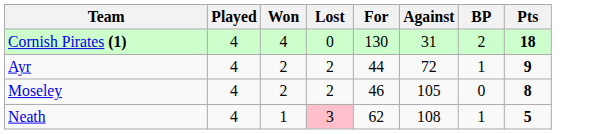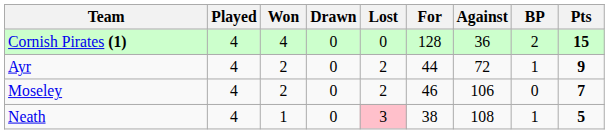+ column: (333, 16)
(376, 41) 130 -> (430, 41) 128
(429, 41) 31 -> (482, 41) 36
(528, 41) 18 -> (581, 41) 15
(429, 91) 105 -> (482, 91) 106
(528, 91) 8 -> (581, 91) 7
(376, 116) 62 -> (430, 116) 38
